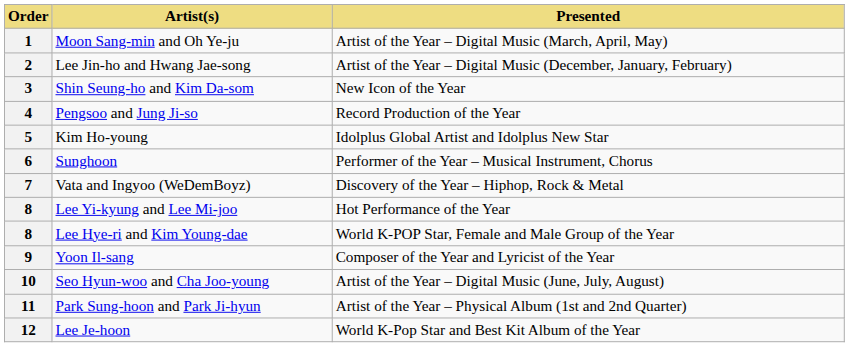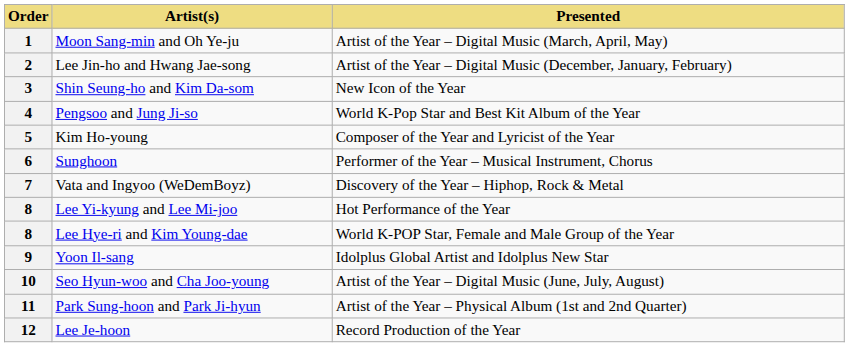(428, 112) Record Production of the Year -> (488, 112) World K-Pop Star and Best Kit Album of the Year
(472, 137) Idolplus Global Artist and Idolplus New Star -> (475, 137) Composer of the Year and Lyricist of the Year
(475, 257) Composer of the Year and Lyricist of the Year -> (472, 257) Idolplus Global Artist and Idolplus New Star
(488, 329) World K-Pop Star and Best Kit Album of the Year -> (428, 329) Record Production of the Year
